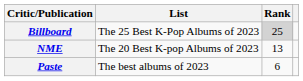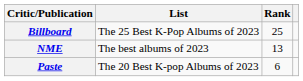(277, 31) lightgrey background -> (277, 31) no background
(178, 48) The 20 Best K-pop Albums of 2023 -> (153, 48) The best albums of 2023
(153, 66) The best albums of 2023 -> (178, 66) The 20 Best K-pop Albums of 2023
